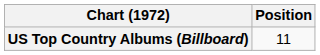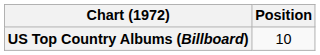(284, 38) 11 -> (284, 38) 10
